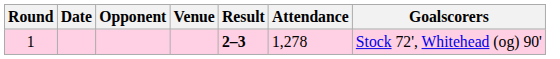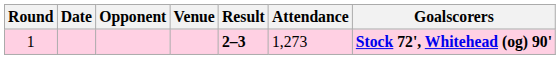(290, 41) 1,278 -> (290, 41) 1,273
(449, 41) normal -> (454, 41) bold
